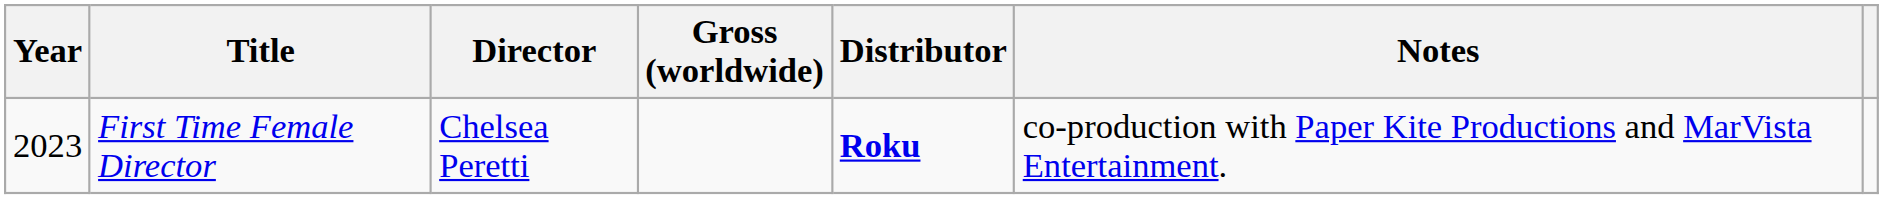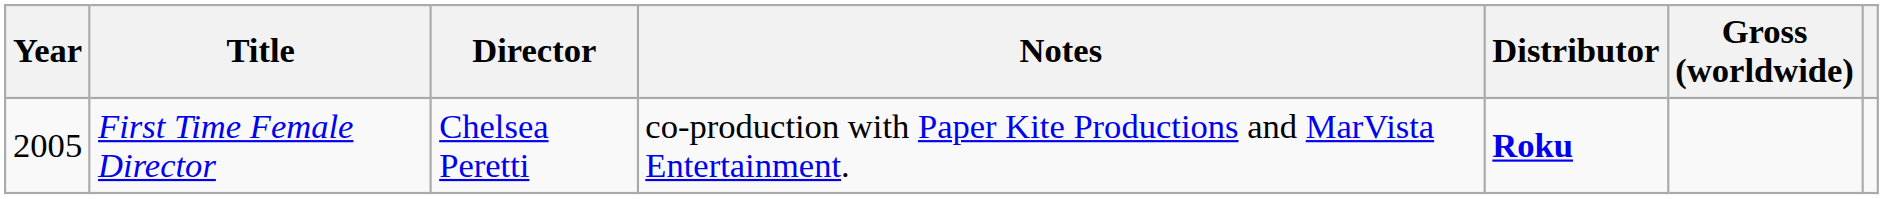columns swapped: (735, 51) <-> (1438, 51)
(48, 145) 2023 -> (48, 145) 2005
